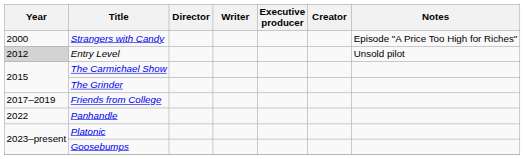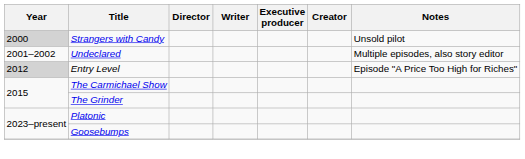(17, 38) no background -> (17, 38) lightgrey background
(436, 38) Episode "A Price Too High for Riches" -> (379, 38) Unsold pilot
+ row: (96, 54)
(379, 54) Unsold pilot -> (436, 69) Episode "A Price Too High for Riches"
- row: (116, 100)
- row: (94, 116)
